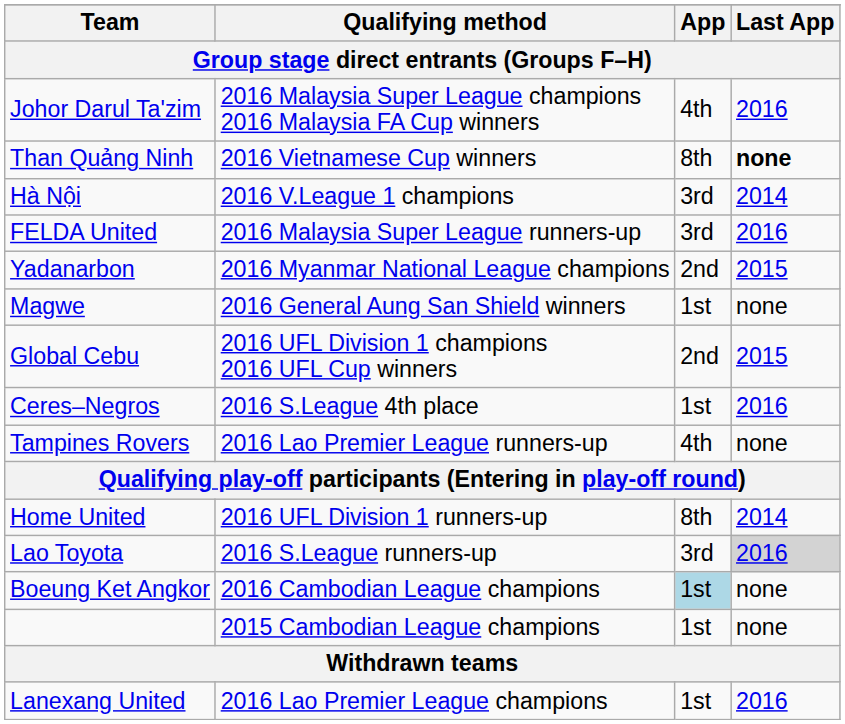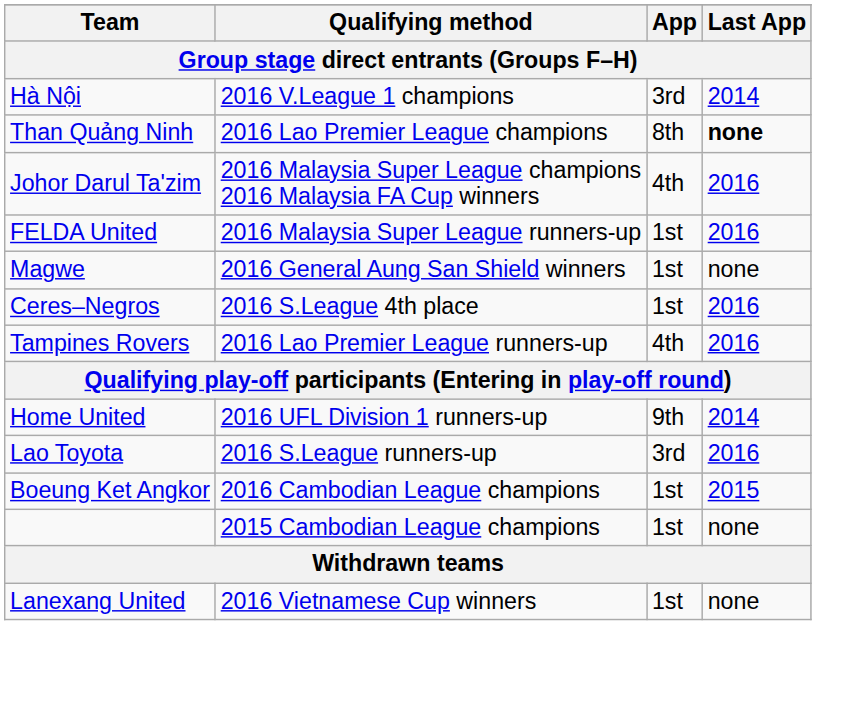rows swapped: (46, 196) <-> (106, 109)
(378, 159) 2016 Vietnamese Cup winners -> (414, 133) 2016 Lao Premier League champions
(697, 232) 3rd -> (667, 232) 1st
- row: (72, 269)
- row: (75, 356)
(762, 443) none -> (733, 343) 2016
(696, 516) 8th -> (668, 416) 9th
(762, 553) lightgrey background -> (733, 453) no background
(696, 590) lightblue background -> (667, 490) no background
(762, 590) none -> (733, 490) 2015
(414, 700) 2016 Lao Premier League champions -> (378, 600) 2016 Vietnamese Cup winners
(762, 700) 2016 -> (733, 600) none
